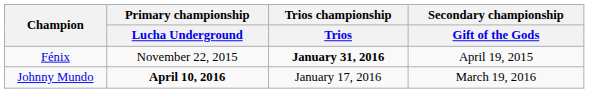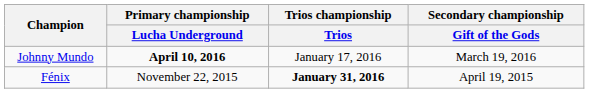rows swapped: (55, 56) <-> (55, 77)
